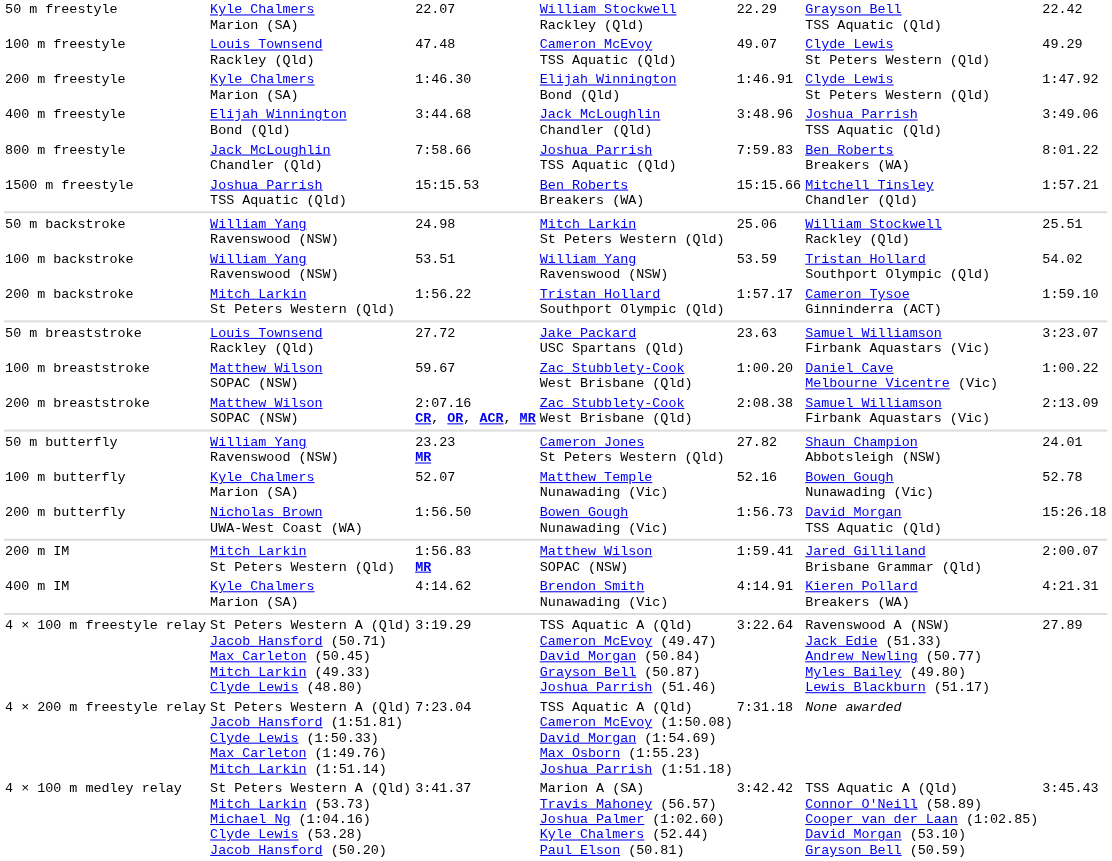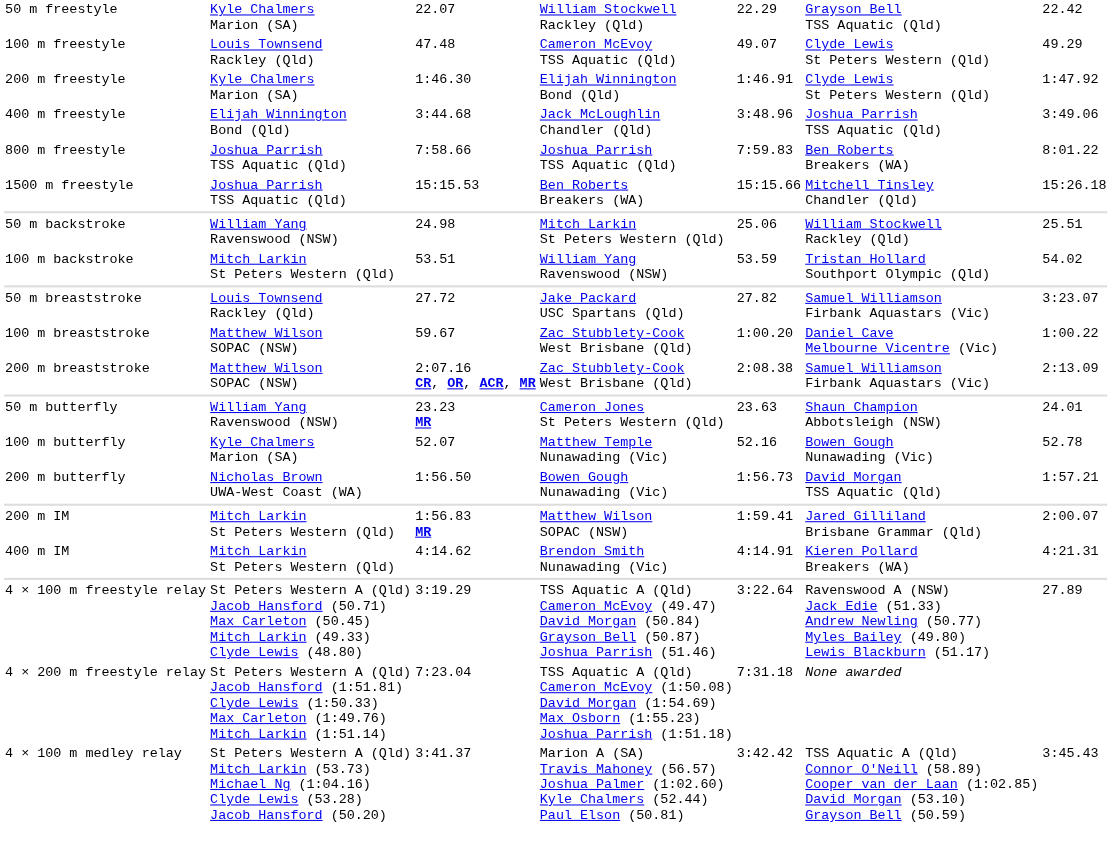(270, 158) Jack McLoughlin Chandler (Qld) -> (278, 158) Joshua Parrish TSS Aquatic (Qld)
(1070, 185) 1:57.21 -> (1075, 185) 15:26.18
(274, 267) William Yang Ravenswood (NSW) -> (303, 267) Mitch Larkin St Peters Western (Qld)
- row: (69, 294)
(757, 333) 23.63 -> (757, 298) 27.82
(757, 442) 27.82 -> (757, 407) 23.63
(1075, 512) 15:26.18 -> (1070, 477) 1:57.21
(262, 594) Kyle Chalmers Marion (SA) -> (303, 559) Mitch Larkin St Peters Western (Qld)
